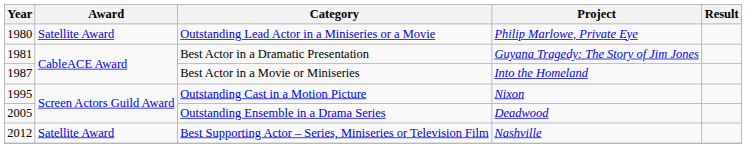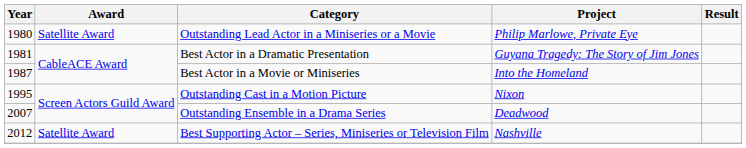(20, 113) 2005 -> (20, 113) 2007
